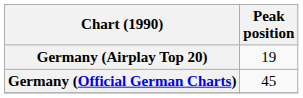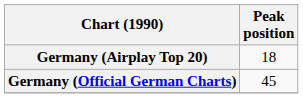(269, 57) 19 -> (269, 57) 18
